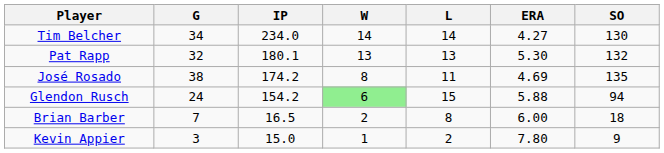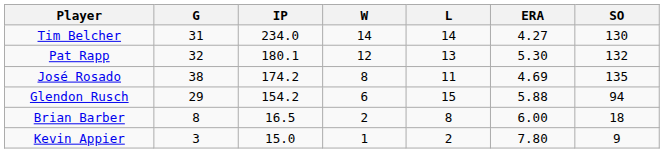(196, 35) 34 -> (196, 35) 31
(364, 56) 13 -> (364, 56) 12
(196, 97) 24 -> (196, 97) 29
(364, 97) lightgreen background -> (364, 97) no background
(196, 118) 7 -> (196, 118) 8
